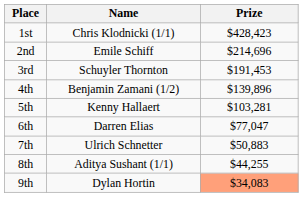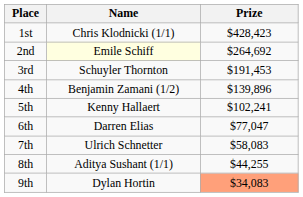(124, 51) no background -> (124, 51) lightyellow background
(249, 51) $214,696 -> (249, 51) $264,692
(249, 107) $103,281 -> (249, 107) $102,241
(249, 145) $50,883 -> (249, 145) $58,083
